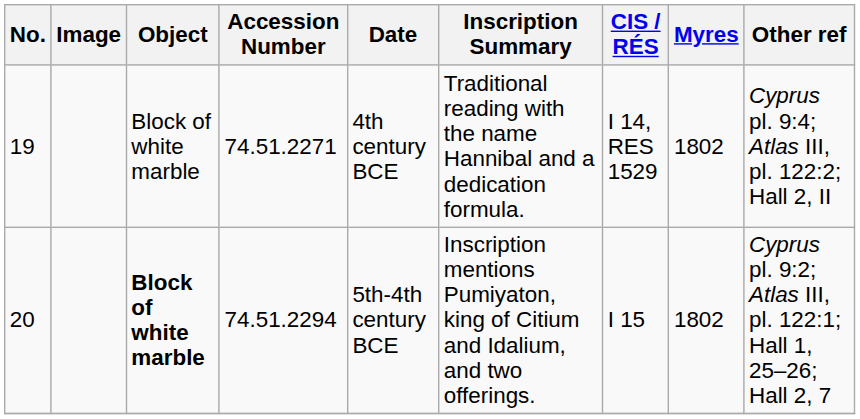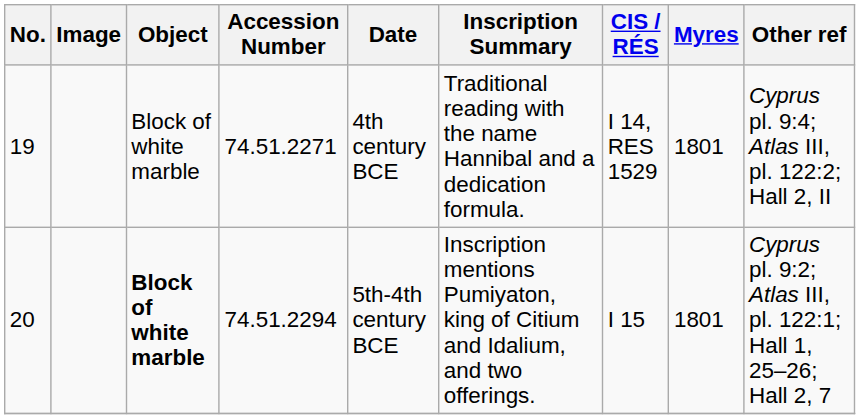(699, 145) 1802 -> (699, 145) 1801
(699, 320) 1802 -> (699, 320) 1801
